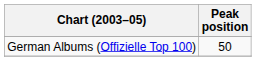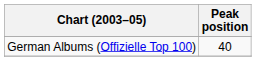(225, 46) 50 -> (225, 46) 40
